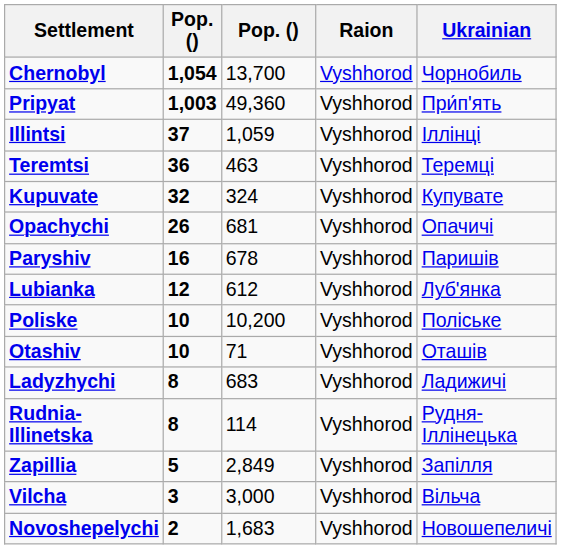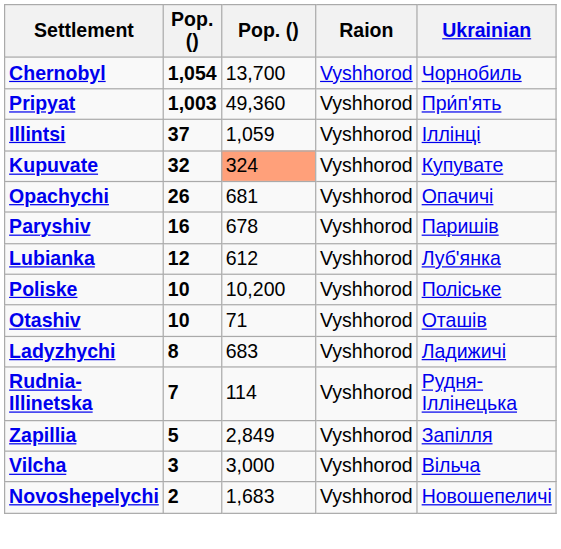- row: (49, 165)
(268, 197) no background -> (268, 166) lightsalmon background
(192, 425) 8 -> (192, 394) 7
